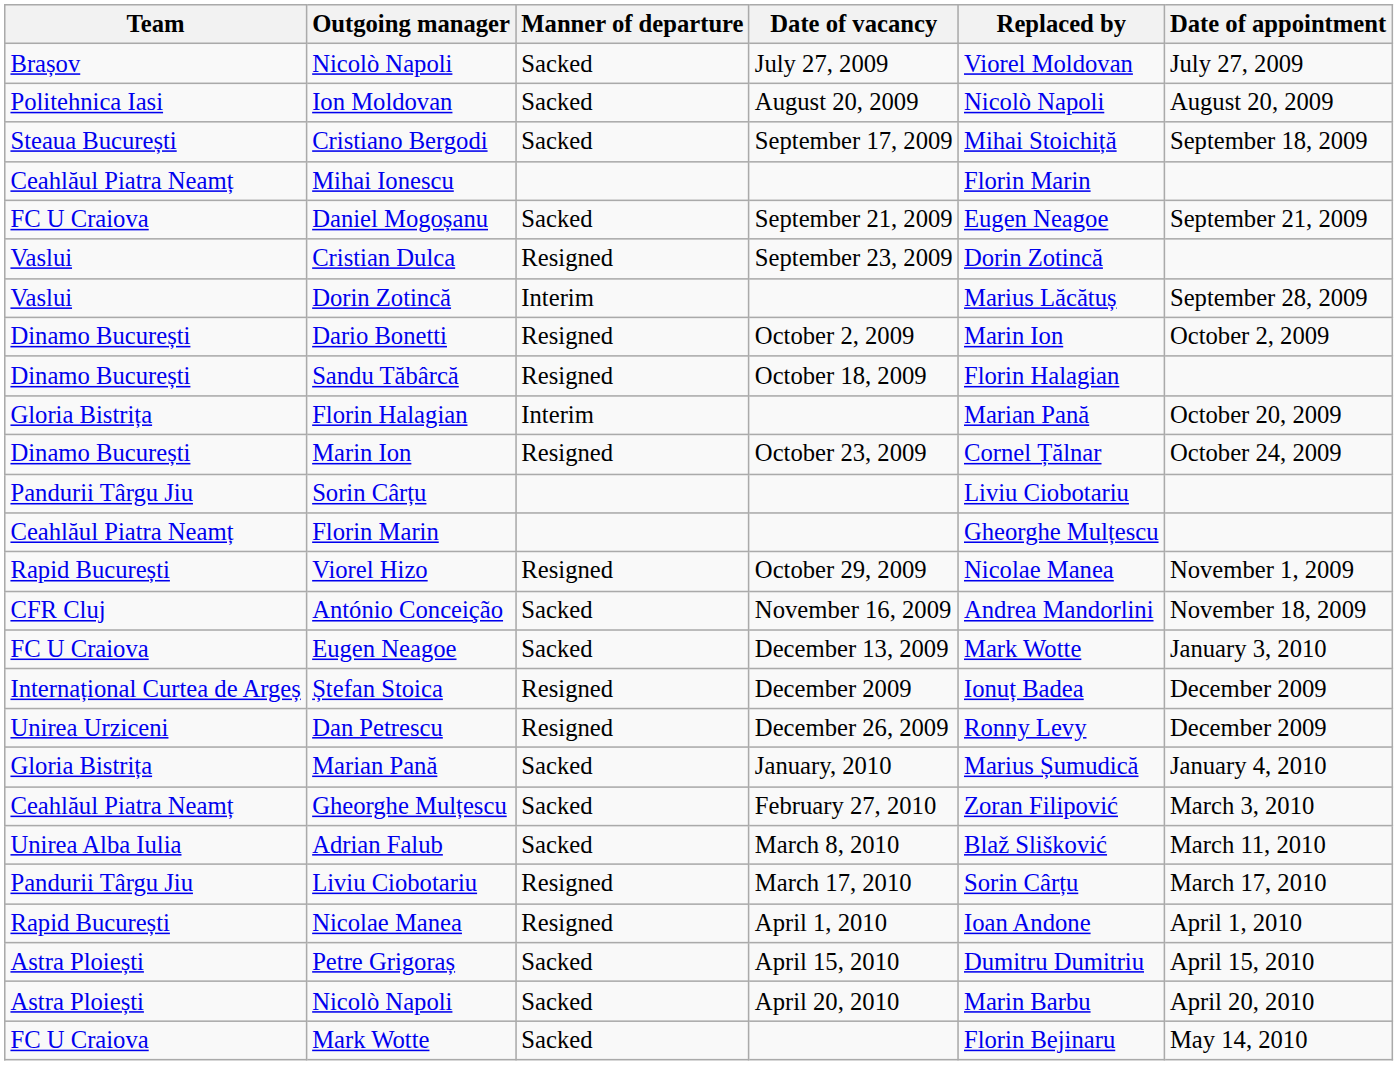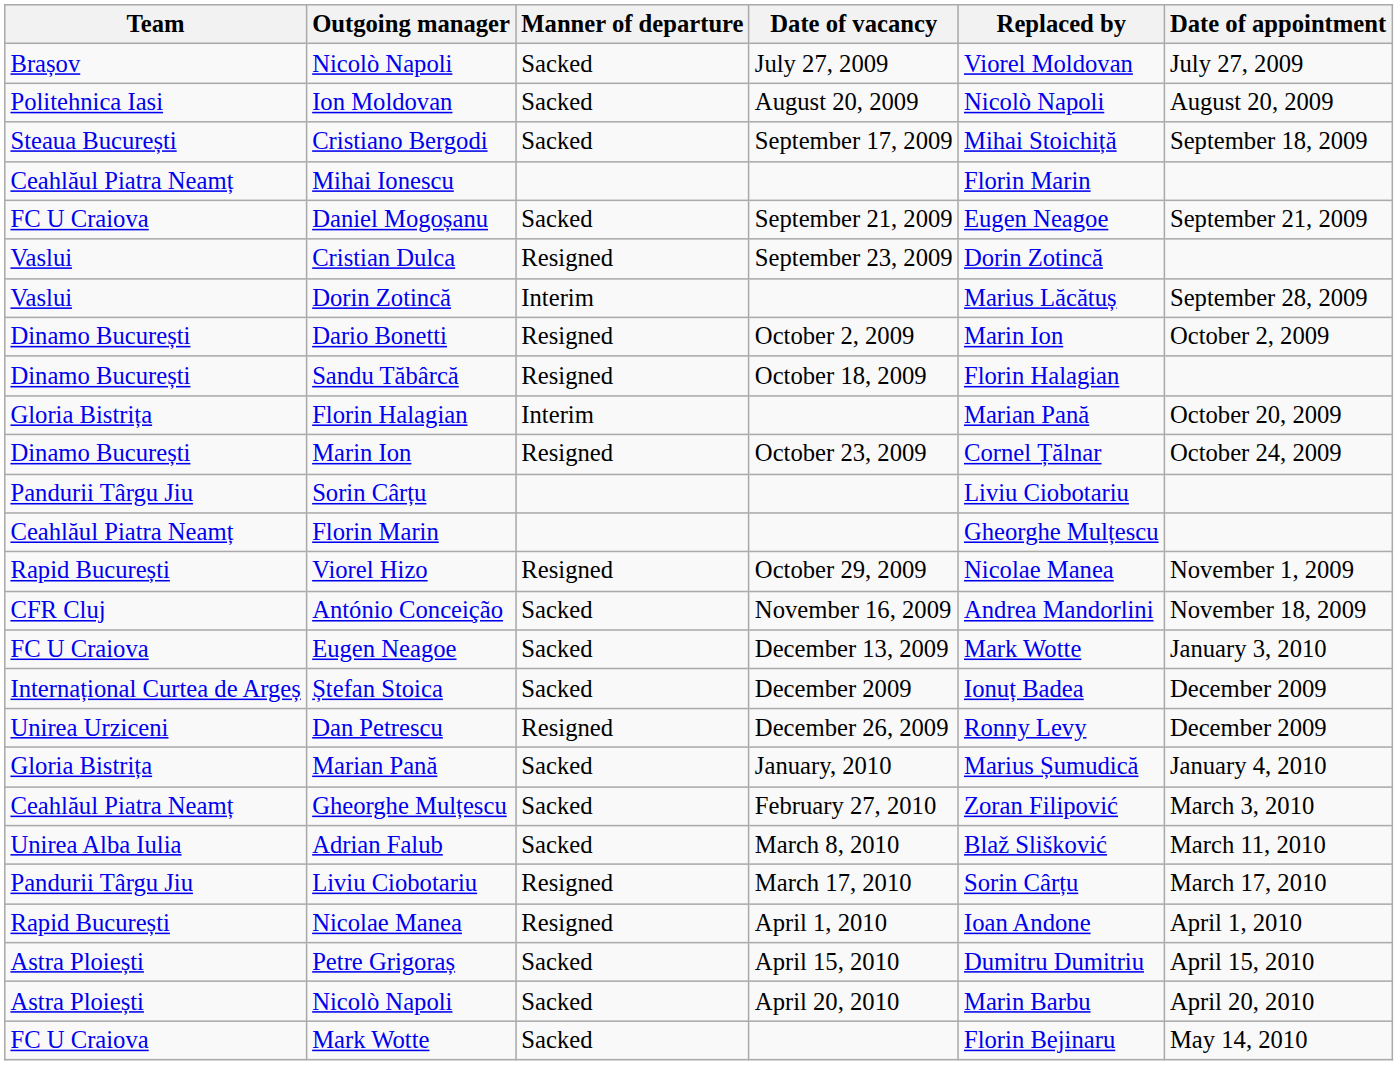(567, 688) Resigned -> (557, 688) Sacked
